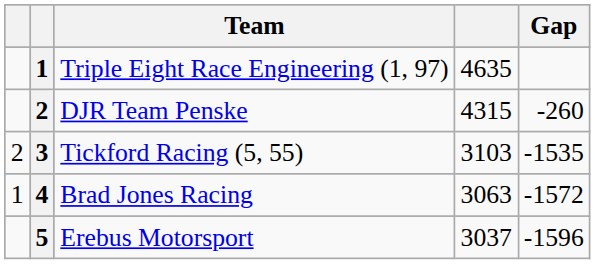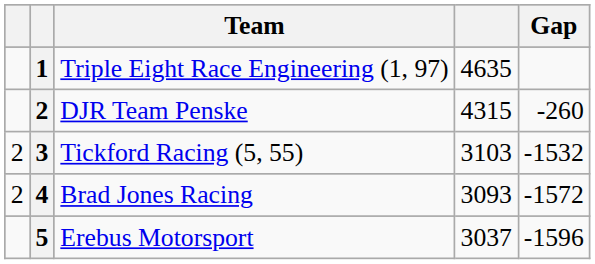(554, 152) -1535 -> (554, 152) -1532
(17, 195) 1 -> (17, 195) 2
(486, 195) 3063 -> (486, 195) 3093
